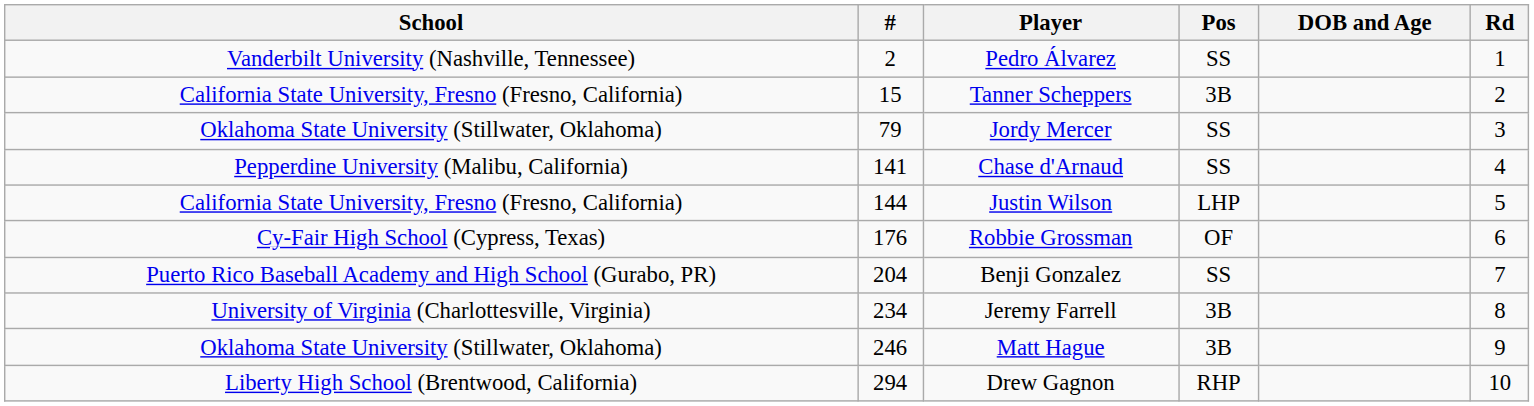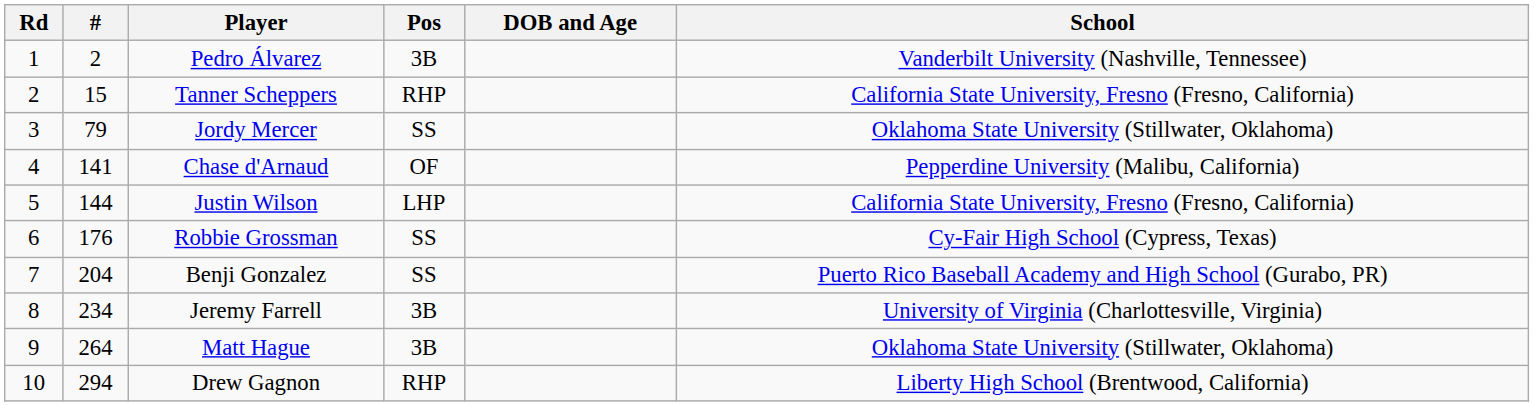columns swapped: (1500, 22) <-> (431, 22)
(1219, 58) SS -> (424, 58) 3B
(1219, 94) 3B -> (424, 94) RHP
(1219, 166) SS -> (424, 166) OF
(1219, 238) OF -> (424, 238) SS
(890, 346) 246 -> (96, 346) 264
